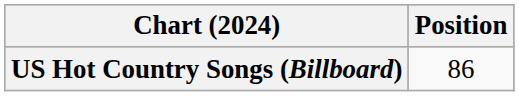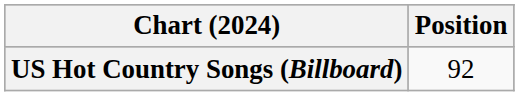(461, 68) 86 -> (461, 68) 92
